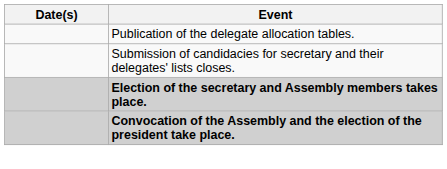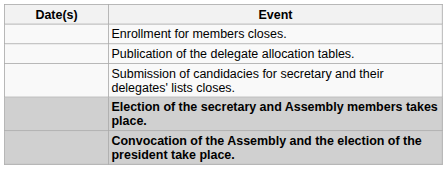+ row: (199, 34)
